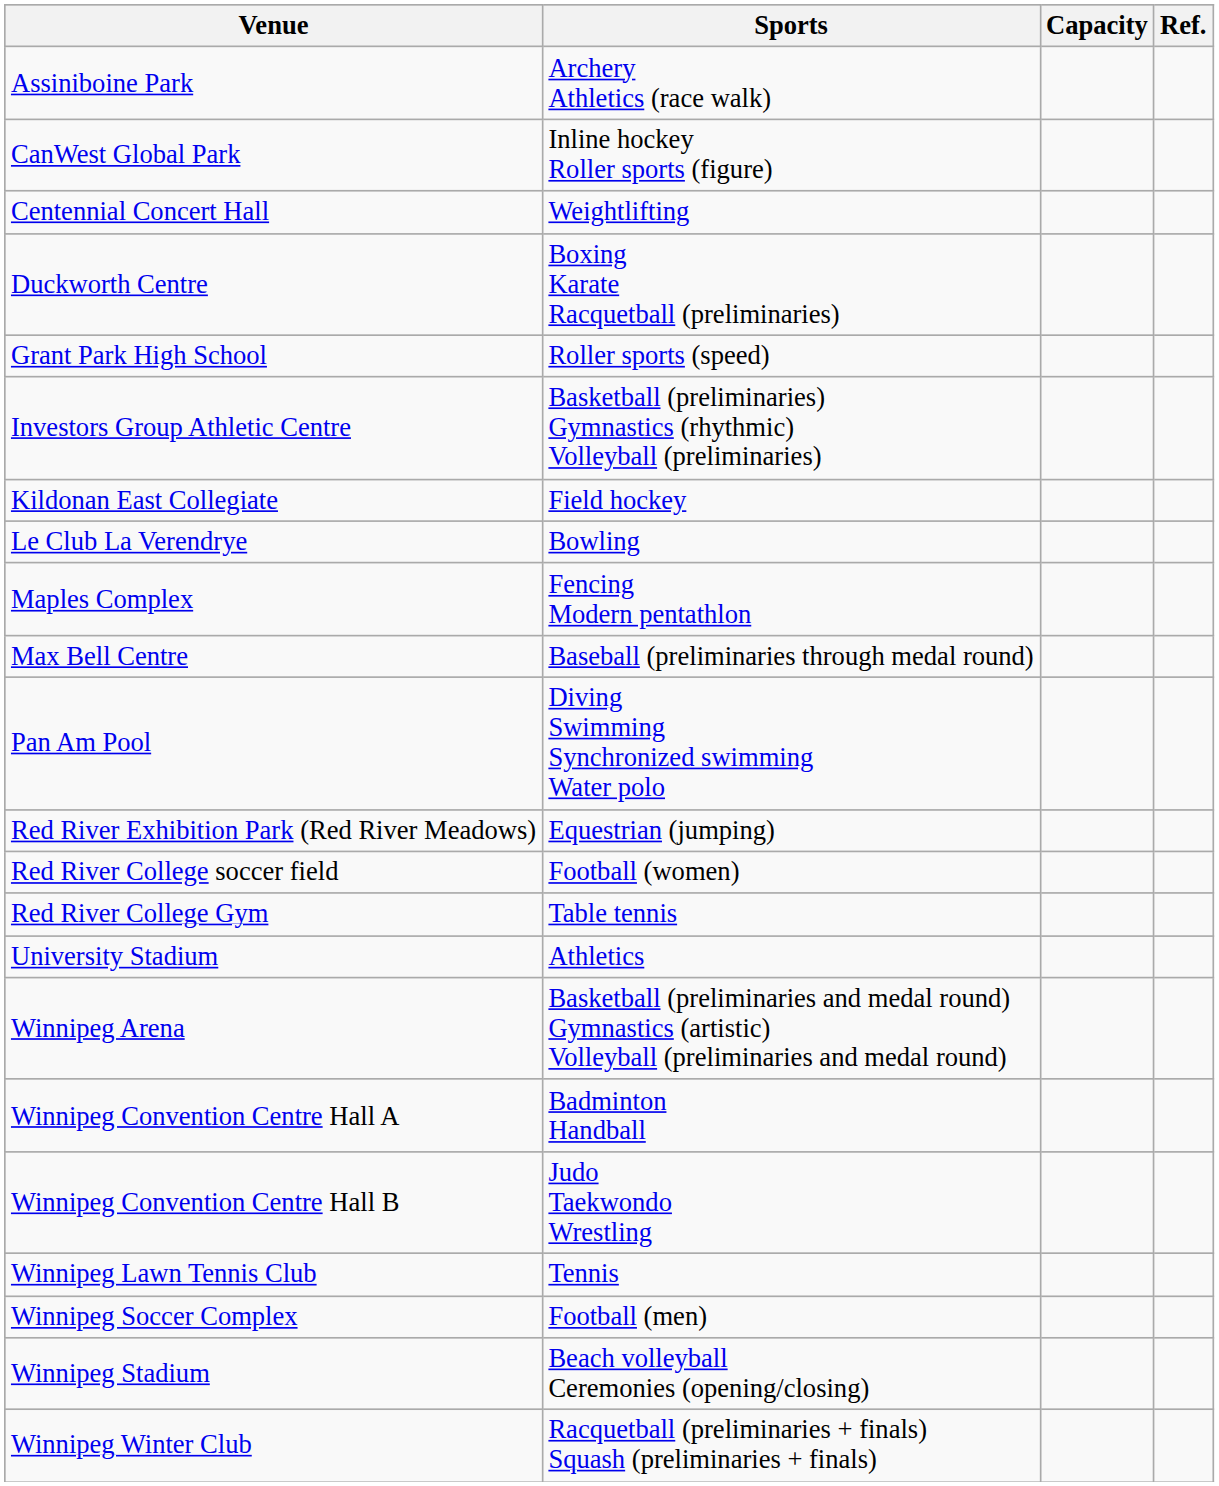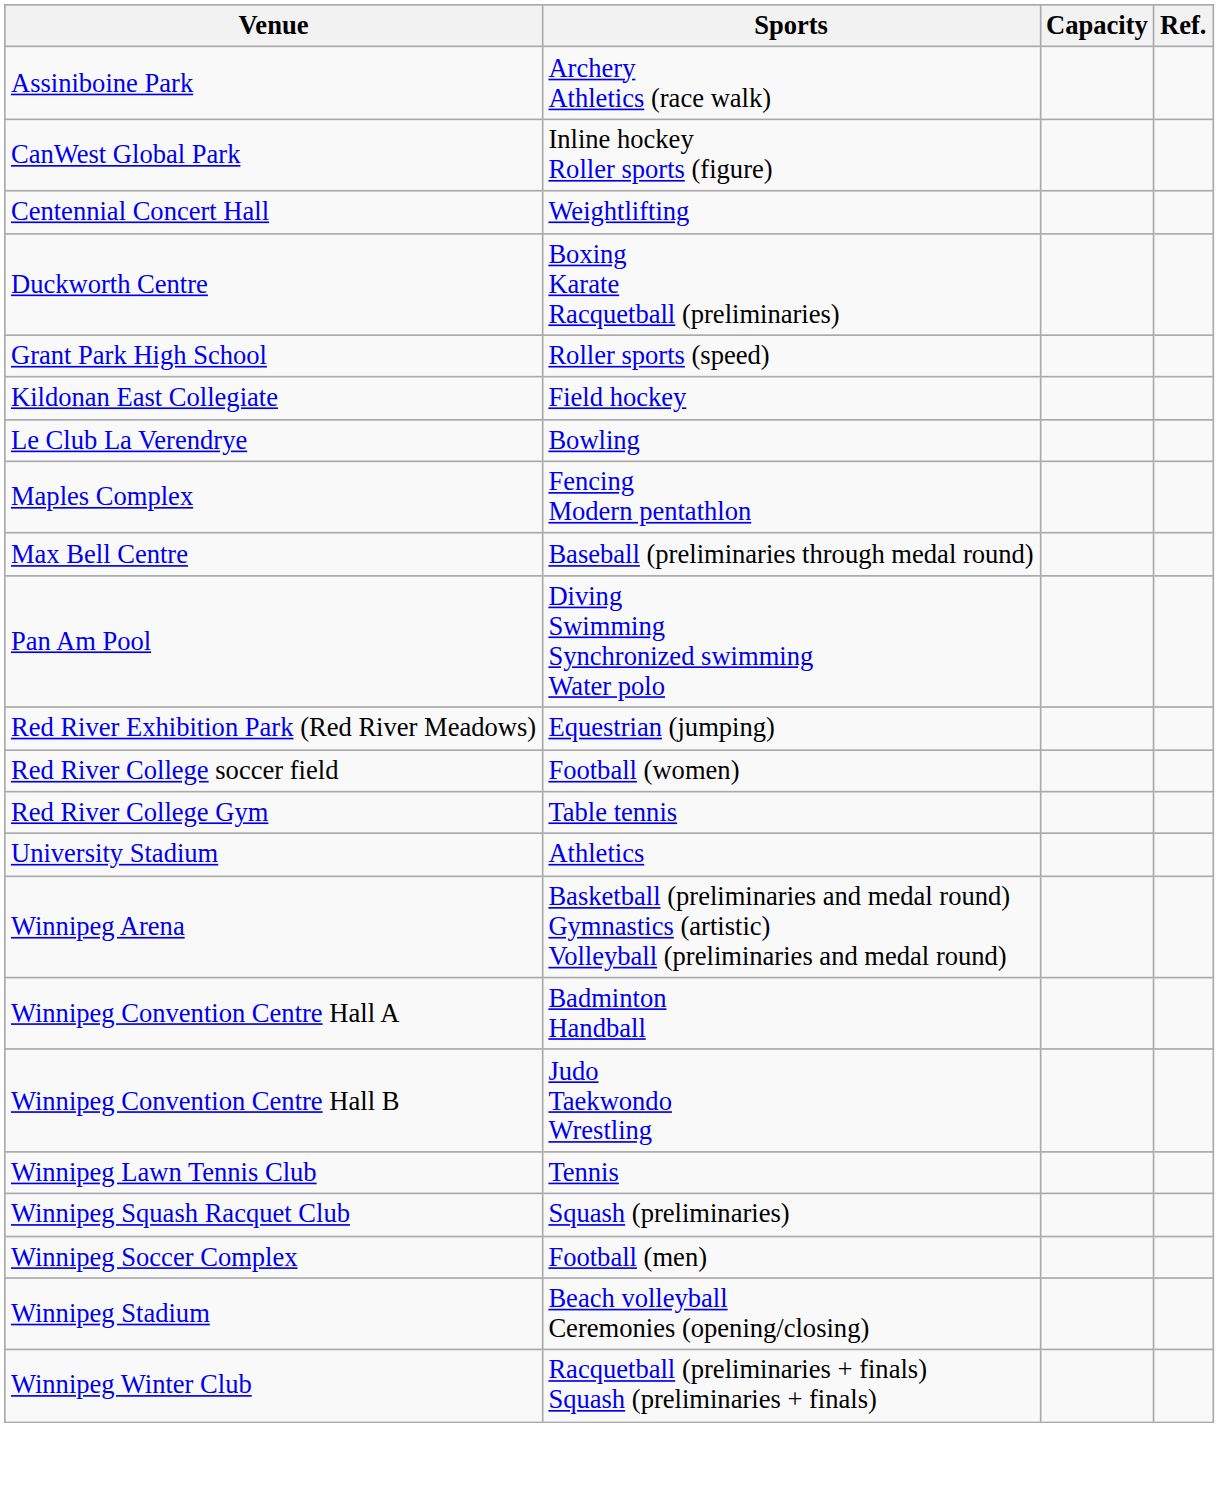- row: (181, 427)
+ row: (180, 1214)
